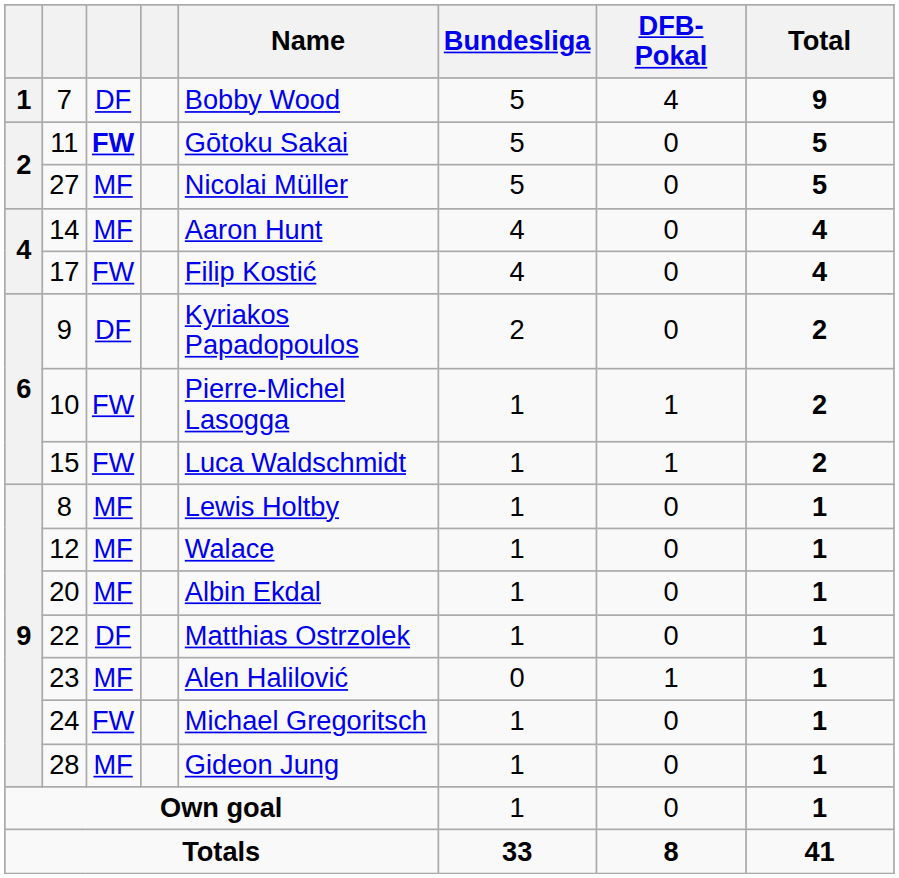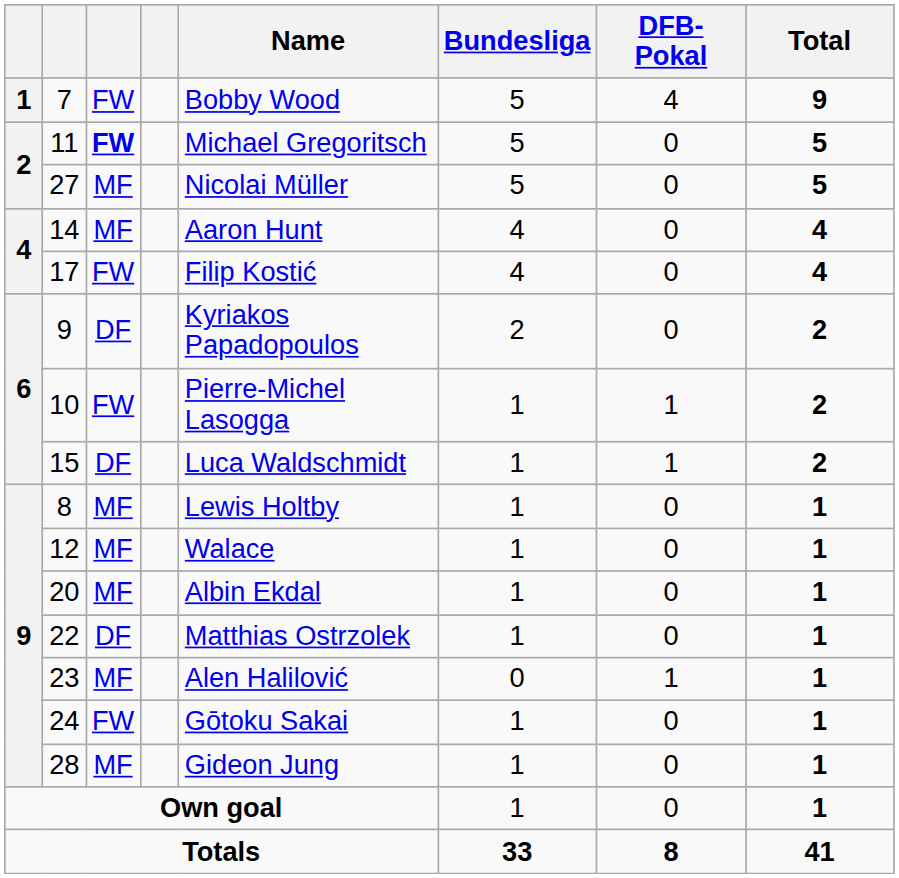(113, 99) DF -> (113, 99) FW
(266, 142) Gōtoku Sakai -> (306, 142) Michael Gregoritsch
(113, 462) FW -> (113, 462) DF
(306, 721) Michael Gregoritsch -> (266, 721) Gōtoku Sakai
